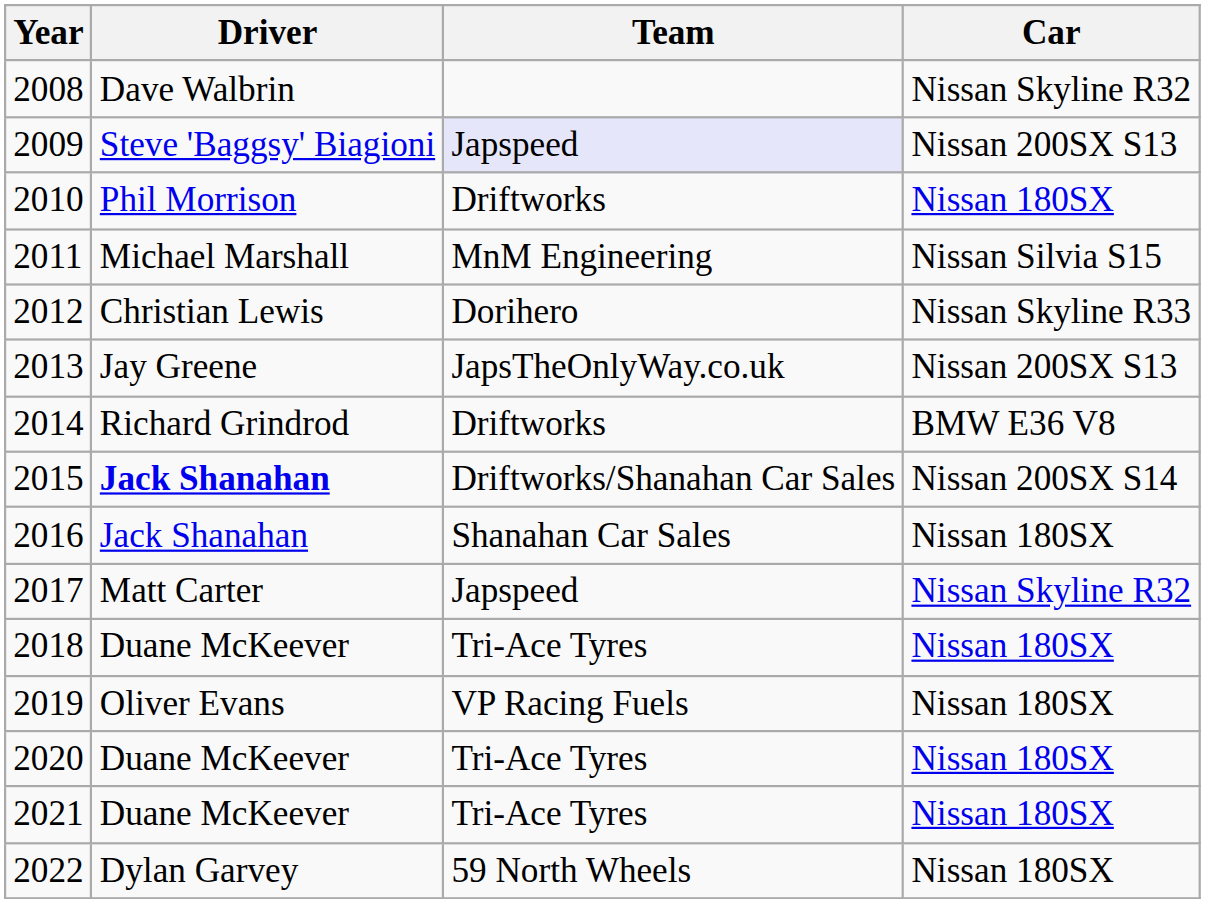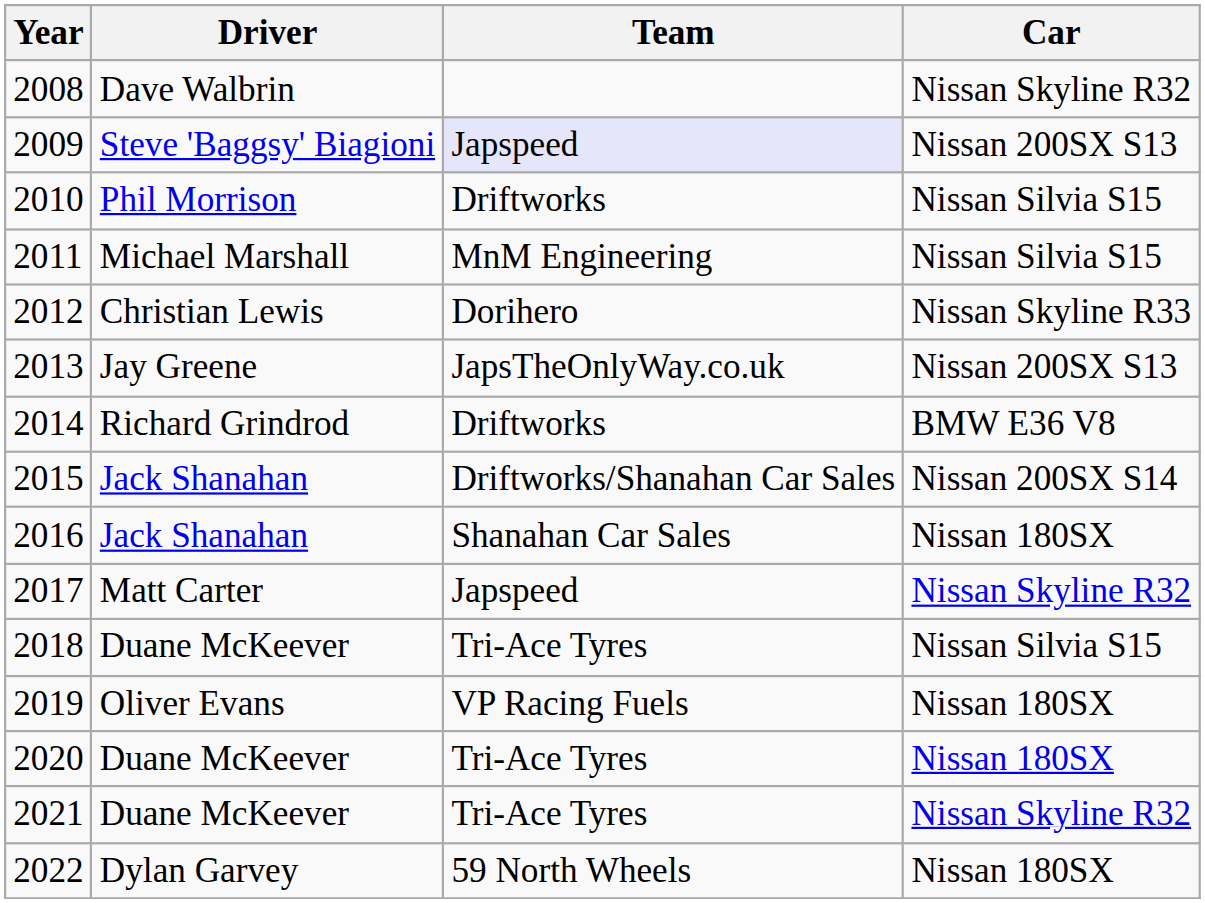(1013, 199) Nissan 180SX -> (1037, 199) Nissan Silvia S15
(215, 479) bold -> (204, 479) normal
(1013, 646) Nissan 180SX -> (1037, 646) Nissan Silvia S15
(1013, 813) Nissan 180SX -> (1051, 813) Nissan Skyline R32
